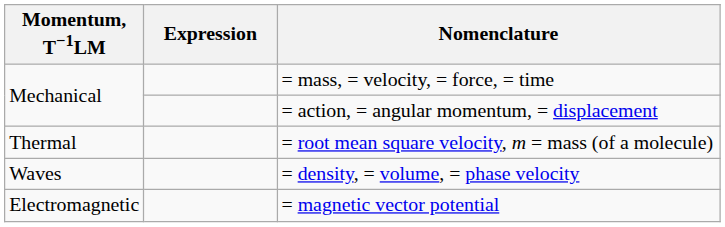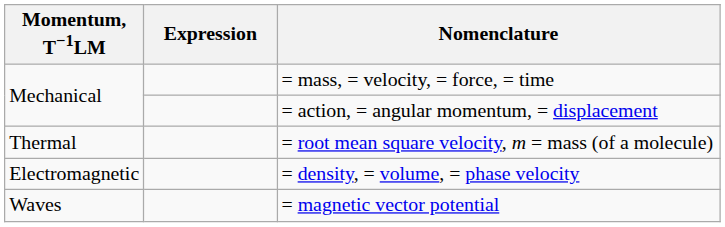(35, 173) Waves -> (74, 173) Electromagnetic
(74, 205) Electromagnetic -> (35, 205) Waves
